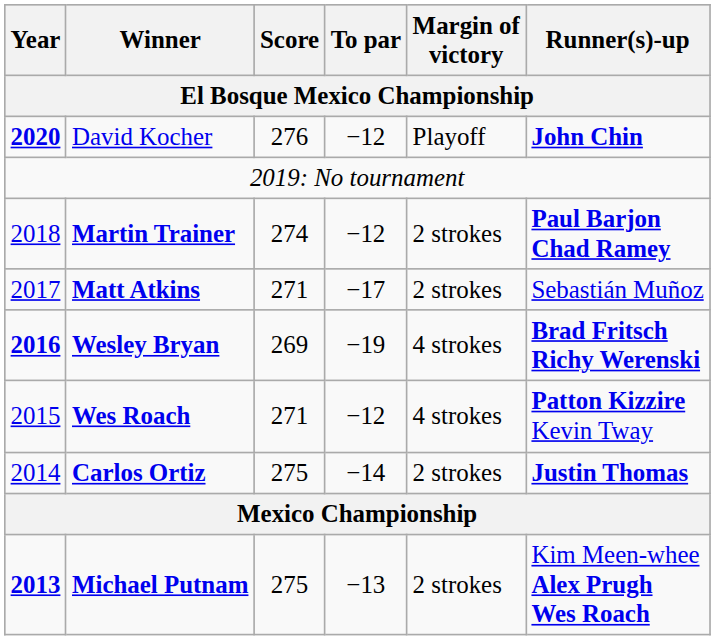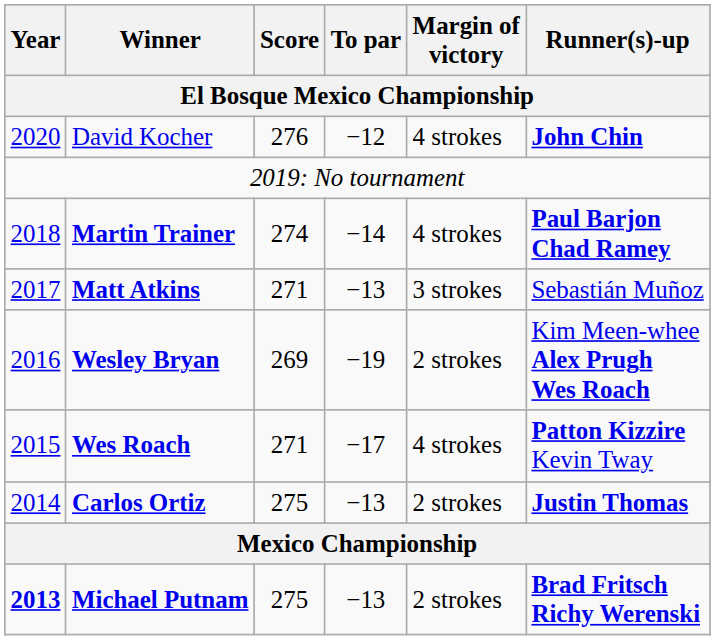(36, 136) bold -> (36, 136) normal
(449, 136) Playoff -> (457, 136) 4 strokes
(366, 233) −12 -> (366, 233) −14
(457, 233) 2 strokes -> (457, 233) 4 strokes
(366, 289) −17 -> (366, 289) −13
(457, 289) 2 strokes -> (457, 289) 3 strokes
(36, 345) bold -> (36, 360) normal
(457, 345) 4 strokes -> (457, 360) 2 strokes
(616, 345) Brad Fritsch Richy Werenski -> (615, 360) Kim Meen-whee Alex Prugh Wes Roach
(366, 416) −12 -> (366, 445) −17
(366, 472) −14 -> (366, 501) −13
(615, 583) Kim Meen-whee Alex Prugh Wes Roach -> (616, 598) Brad Fritsch Richy Werenski
